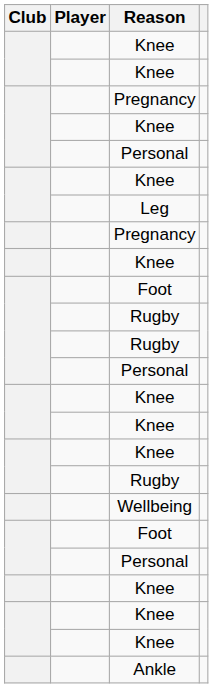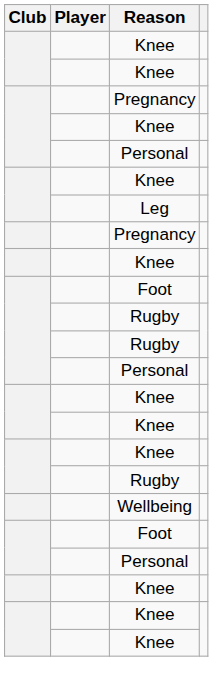- row: (27, 670)
